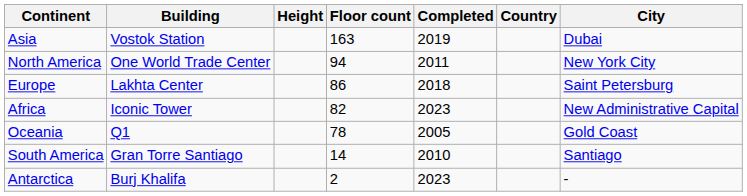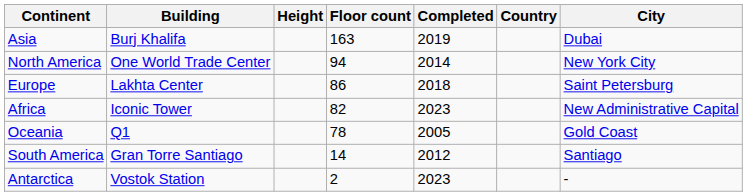(157, 39) Vostok Station -> (148, 39) Burj Khalifa
(433, 62) 2011 -> (434, 62) 2014
(434, 156) 2010 -> (434, 156) 2012
(148, 179) Burj Khalifa -> (157, 179) Vostok Station
